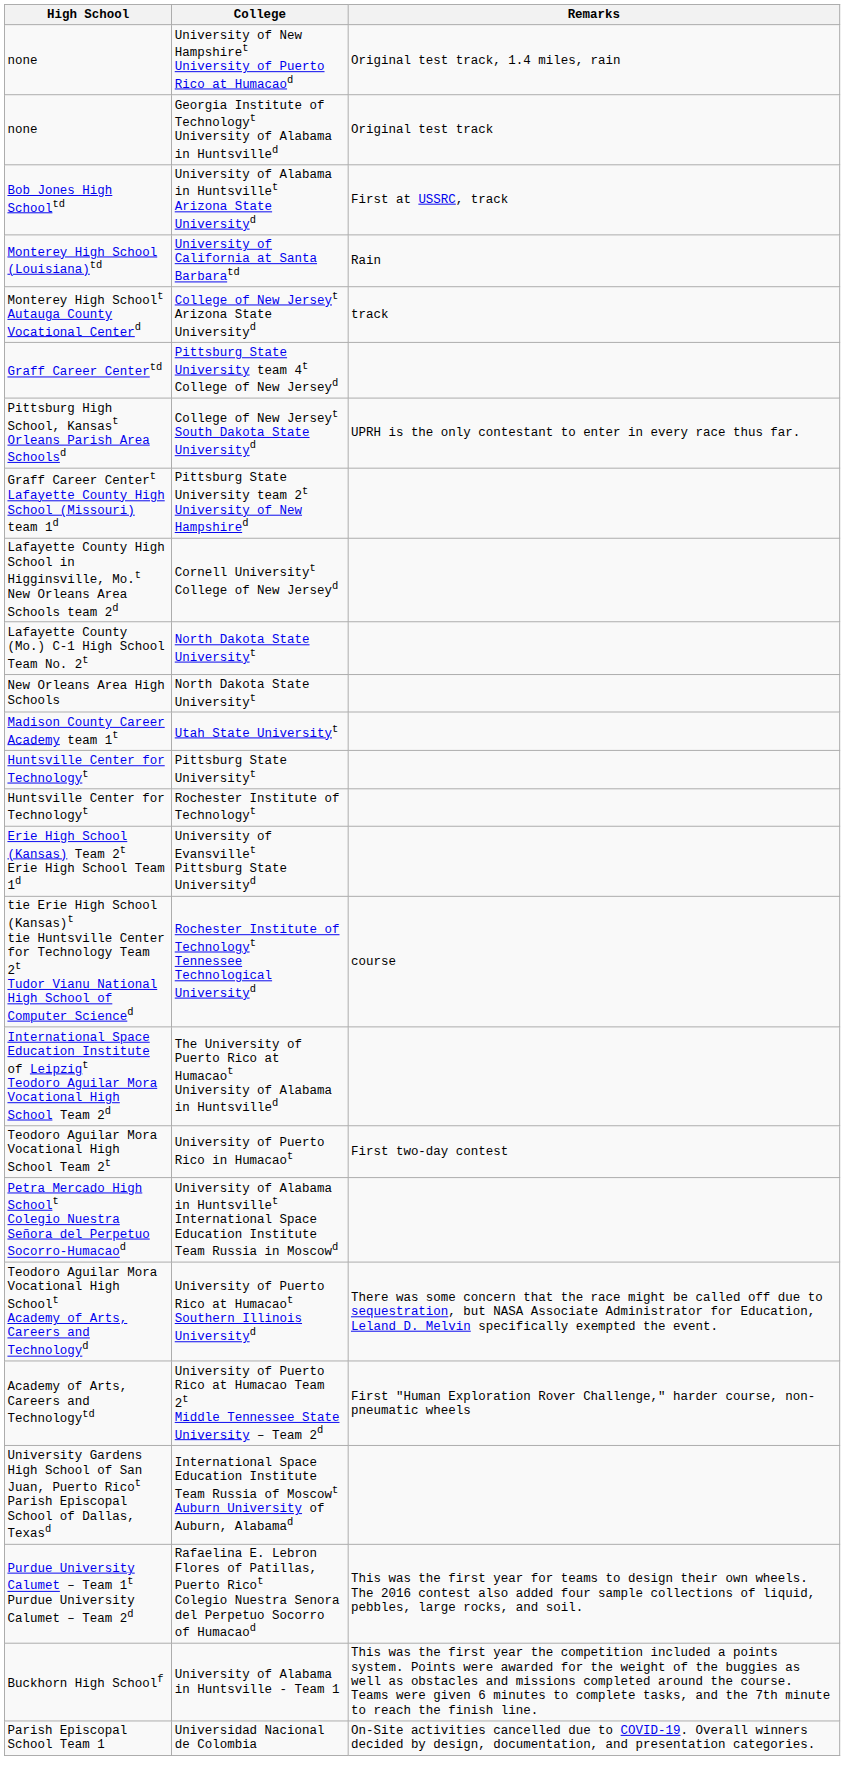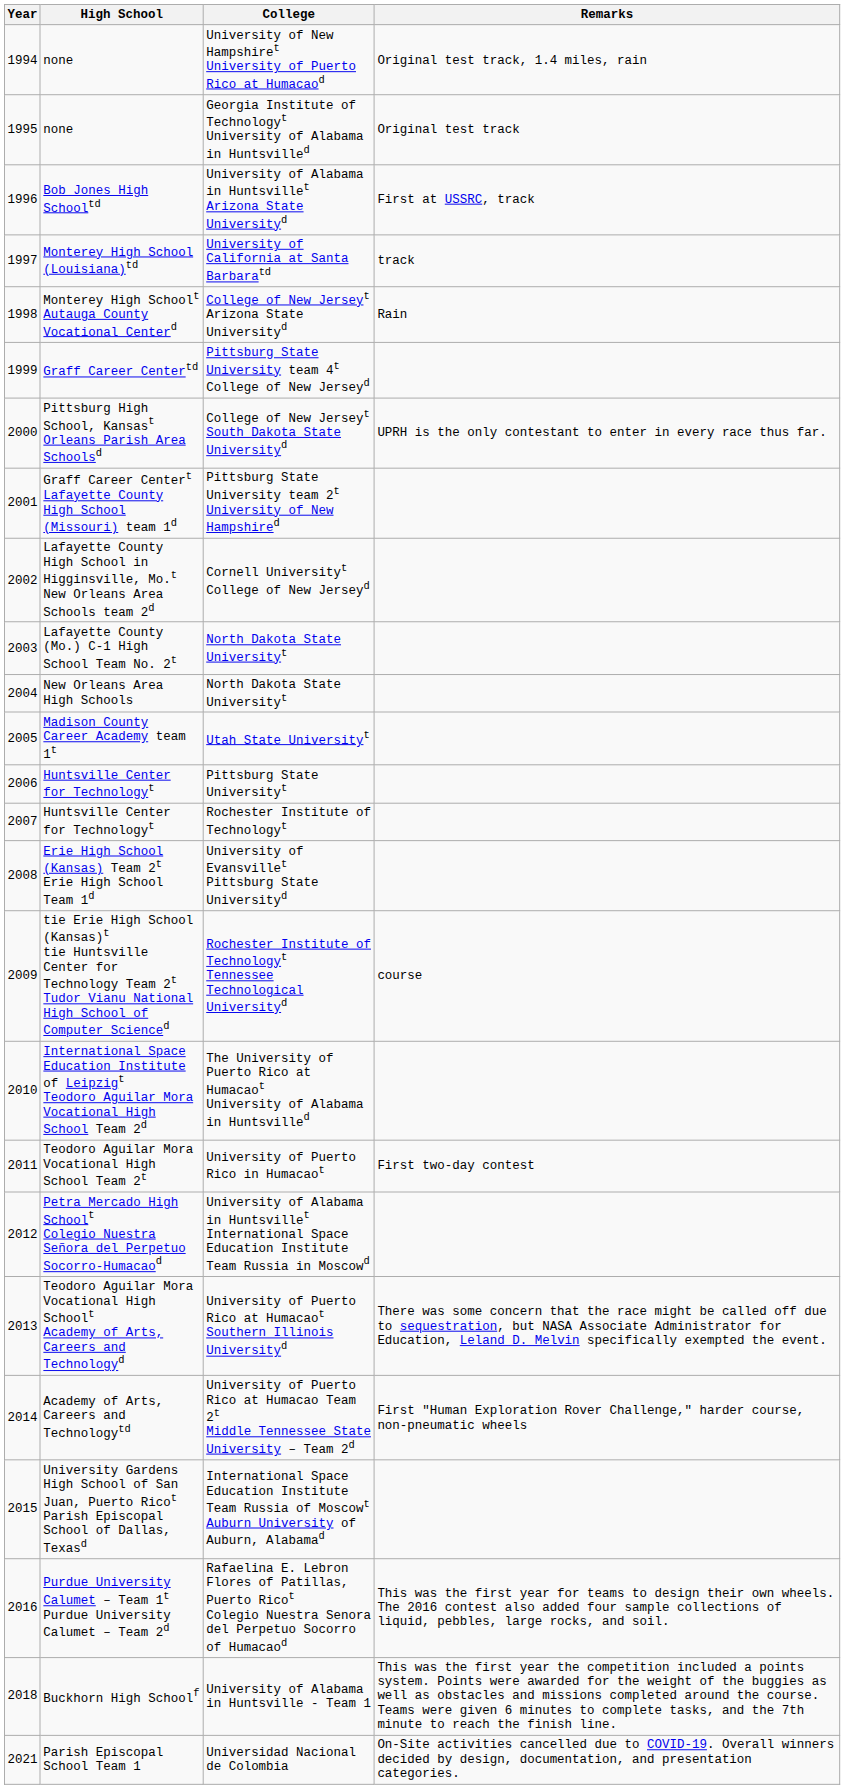+ column: (22, 15)
(366, 261) Rain -> (396, 261) track
(370, 315) track -> (392, 315) Rain
